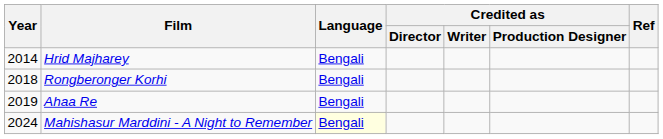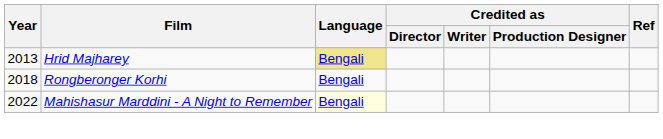(23, 58) 2014 -> (23, 58) 2013
(341, 58) no background -> (341, 58) khaki background
- row: (71, 101)
(23, 123) 2024 -> (23, 101) 2022
